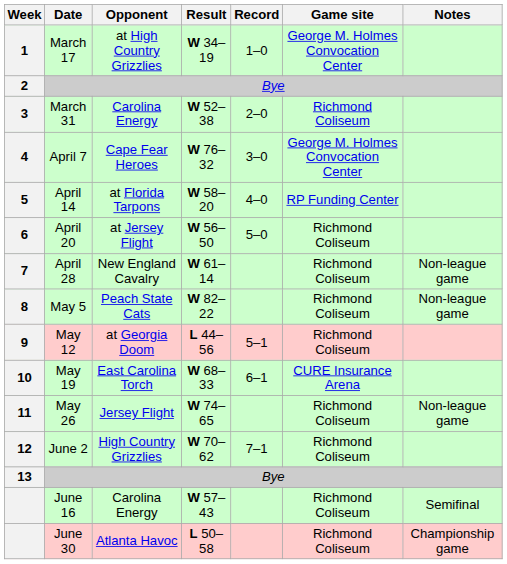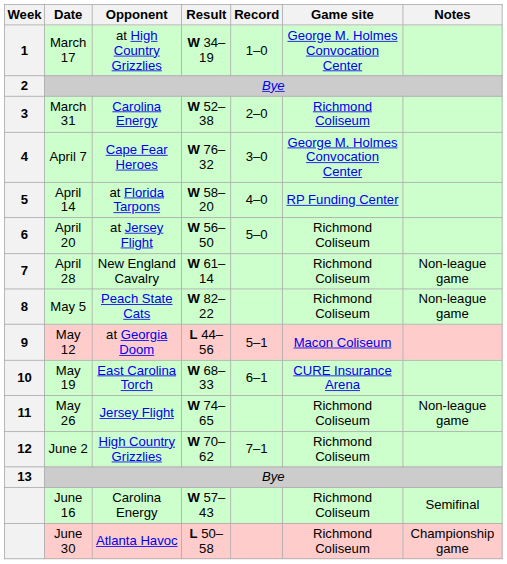(342, 342) Richmond Coliseum -> (342, 342) Macon Coliseum
